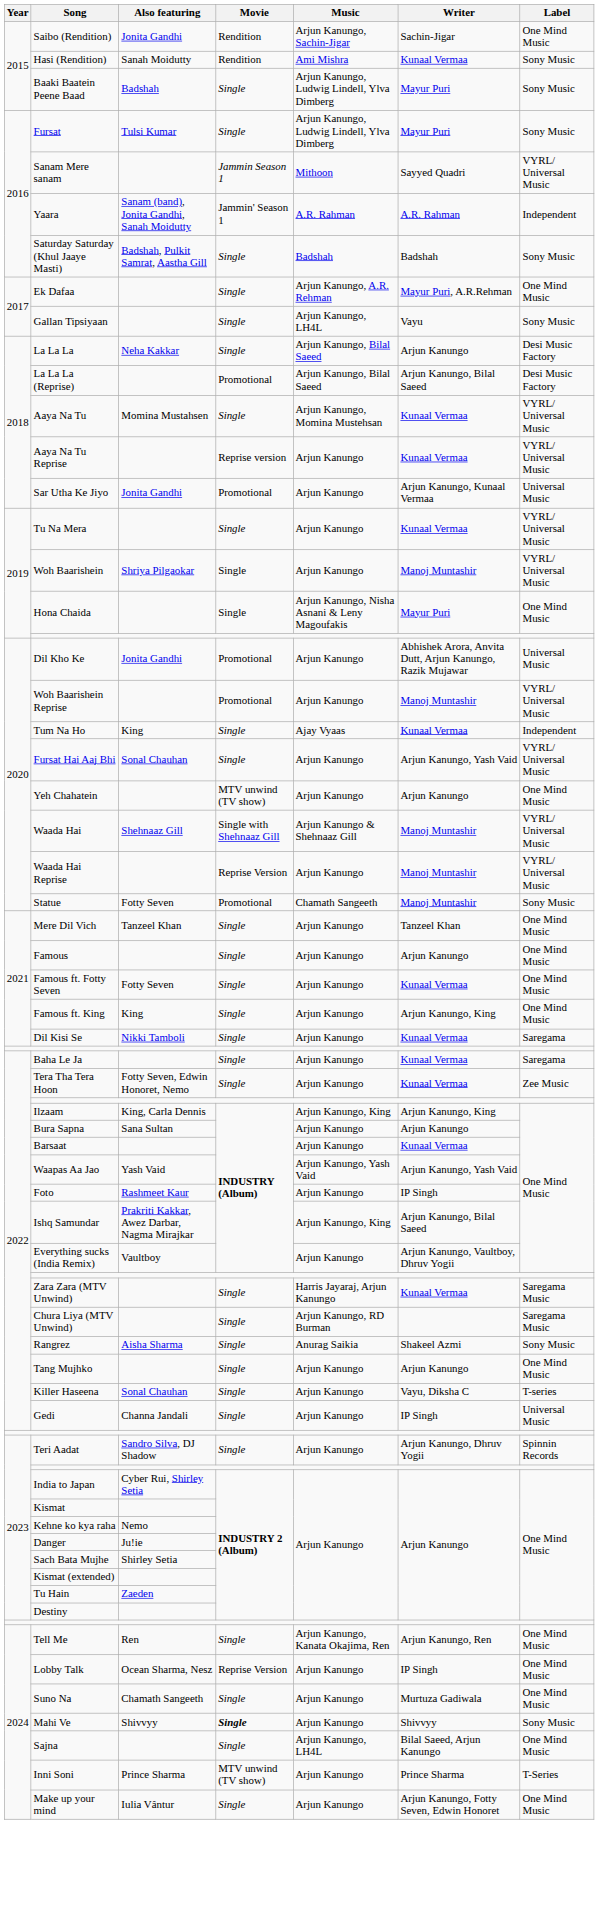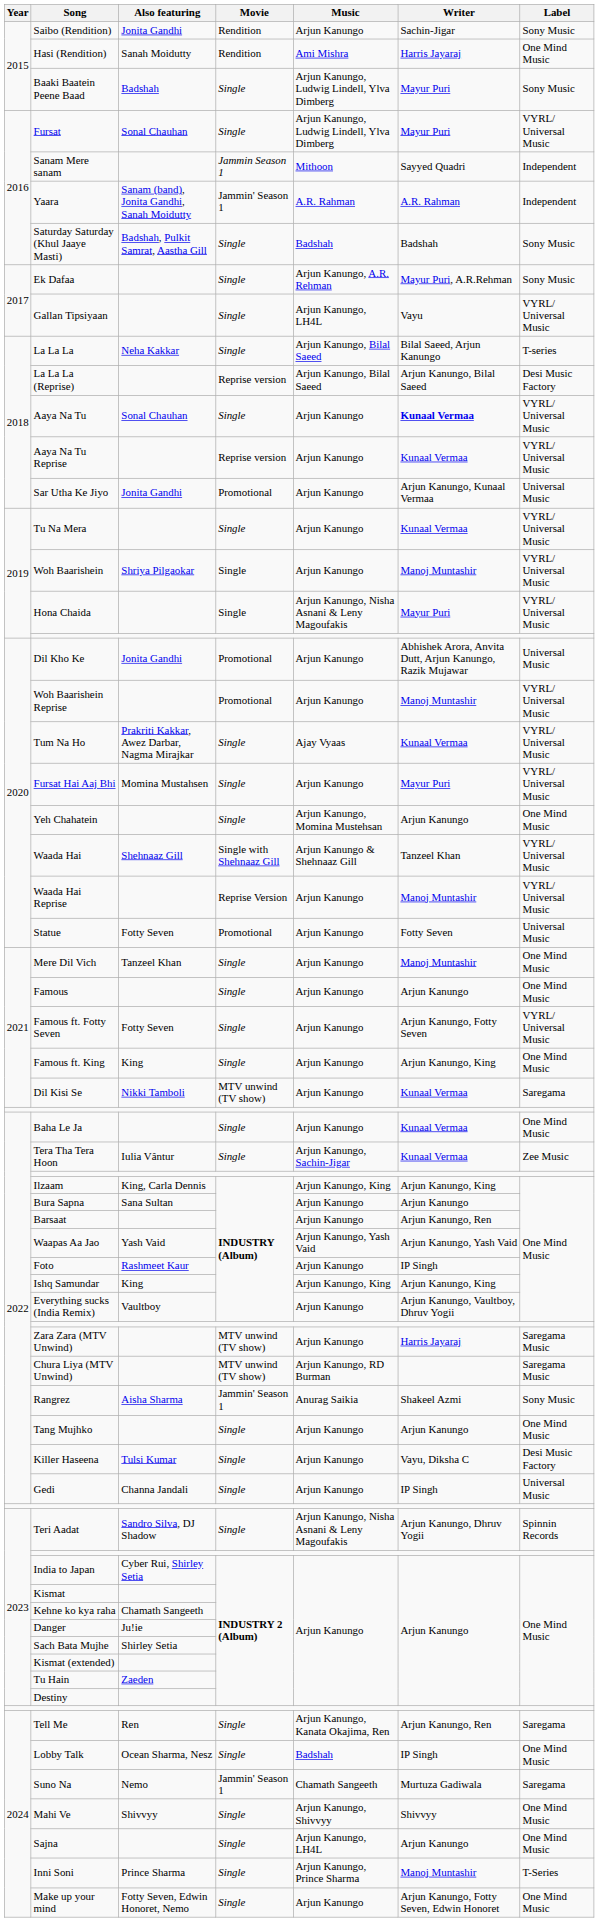(331, 36) Arjun Kanungo, Sachin-Jigar -> (330, 30) Arjun Kanungo
(545, 36) One Mind Music -> (549, 30) Sony Music
(434, 59) Kunaal Vermaa -> (431, 53) Harris Jayaraj
(549, 59) Sony Music -> (545, 53) One Mind Music
(149, 131) Tulsi Kumar -> (154, 131) Sonal Chauhan
(549, 131) Sony Music -> (544, 131) VYRL/ Universal Music
(544, 172) VYRL/ Universal Music -> (549, 166) Independent
(545, 291) One Mind Music -> (549, 279) Sony Music
(549, 321) Sony Music -> (544, 315) VYRL/ Universal Music
(434, 350) Arjun Kanungo -> (440, 350) Bilal Saeed, Arjun Kanungo
(547, 350) Desi Music Factory -> (540, 350) T-series
(245, 380) Promotional -> (252, 380) Reprise version
(165, 416) Momina Mustahsen -> (154, 416) Sonal Chauhan
(339, 416) Arjun Kanungo, Momina Mustehsan -> (330, 416) Arjun Kanungo
(434, 416) normal -> (437, 416) bold
(545, 612) One Mind Music -> (544, 612) VYRL/ Universal Music
(132, 730) King -> (157, 742) Prakriti Kakkar, Awez Darbar, Nagma Mirajkar
(549, 730) Independent -> (544, 742) VYRL/ Universal Music
(154, 759) Sonal Chauhan -> (165, 784) Momina Mustahsen
(459, 759) Arjun Kanungo, Yash Vaid -> (425, 784) Mayur Puri
(248, 795) MTV unwind (TV show) -> (232, 820) Single
(330, 795) Arjun Kanungo -> (339, 820) Arjun Kanungo, Momina Mustehsan
(438, 831) Manoj Muntashir -> (430, 855) Tanzeel Khan
(336, 902) Chamath Sangeeth -> (330, 932) Arjun Kanungo
(438, 902) Manoj Muntashir -> (427, 932) Fotty Seven
(549, 902) Sony Music -> (544, 932) Universal Music
(430, 925) Tanzeel Khan -> (438, 962) Manoj Muntashir
(434, 984) Kunaal Vermaa -> (449, 1027) Arjun Kanungo, Fotty Seven
(545, 984) One Mind Music -> (544, 1027) VYRL/ Universal Music
(232, 1037) Single -> (248, 1092) MTV unwind (TV show)
(544, 1059) Saregama -> (545, 1127) One Mind Music
(164, 1083) Fotty Seven, Edwin Honoret, Nemo -> (148, 1156) Iulia Vântur
(330, 1083) Arjun Kanungo -> (331, 1156) Arjun Kanungo, Sachin-Jigar
(434, 1146) Kunaal Vermaa -> (446, 1219) Arjun Kanungo, Ren
(157, 1222) Prakriti Kakkar, Awez Darbar, Nagma Mirajkar -> (132, 1283) King
(448, 1222) Arjun Kanungo, Bilal Saeed -> (448, 1283) Arjun Kanungo, King
(232, 1292) Single -> (248, 1341) MTV unwind (TV show)
(341, 1292) Harris Jayaraj, Arjun Kanungo -> (330, 1341) Arjun Kanungo
(434, 1292) Kunaal Vermaa -> (431, 1341) Harris Jayaraj
(232, 1322) Single -> (248, 1371) MTV unwind (TV show)
(232, 1345) Single -> (253, 1400) Jammin' Season 1
(154, 1392) Sonal Chauhan -> (149, 1459) Tulsi Kumar
(540, 1392) T-series -> (547, 1459) Desi Music Factory
(330, 1450) Arjun Kanungo -> (345, 1529) Arjun Kanungo, Nisha Asnani & Leny Magoufakis
(135, 1525) Nemo -> (162, 1610) Chamath Sangeeth
(545, 1639) One Mind Music -> (544, 1725) Saregama
(253, 1669) Reprise Version -> (232, 1755) Single
(330, 1669) Arjun Kanungo -> (314, 1755) Badshah
(162, 1698) Chamath Sangeeth -> (135, 1784) Nemo
(232, 1698) Single -> (253, 1784) Jammin' Season 1
(330, 1698) Arjun Kanungo -> (336, 1784) Chamath Sangeeth
(545, 1698) One Mind Music -> (544, 1784) Saregama
(232, 1722) bold -> (232, 1814) normal
(330, 1722) Arjun Kanungo -> (331, 1814) Arjun Kanungo, Shivvyy
(549, 1722) Sony Music -> (545, 1814) One Mind Music
(440, 1745) Bilal Saeed, Arjun Kanungo -> (434, 1843) Arjun Kanungo
(248, 1775) MTV unwind (TV show) -> (232, 1873) Single
(330, 1775) Arjun Kanungo -> (331, 1873) Arjun Kanungo, Prince Sharma
(432, 1775) Prince Sharma -> (438, 1873) Manoj Muntashir
(148, 1804) Iulia Vântur -> (164, 1902) Fotty Seven, Edwin Honoret, Nemo
